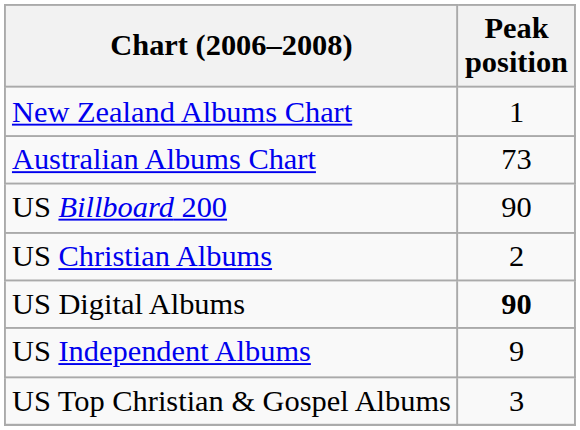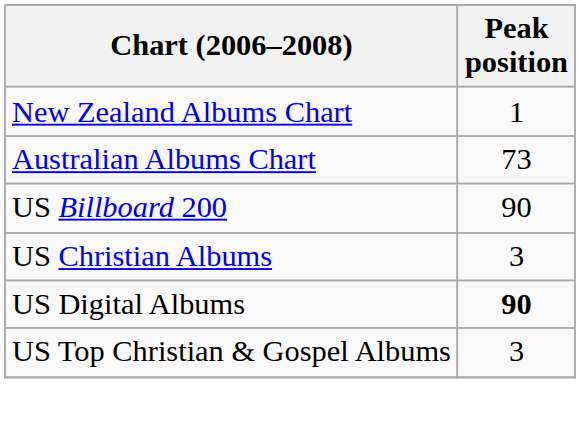(516, 255) 2 -> (516, 255) 3
- row: (161, 352)
